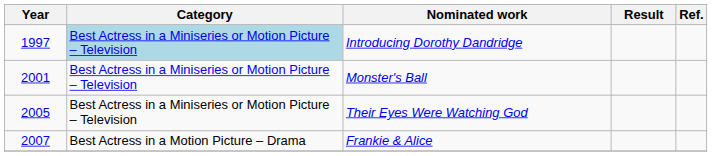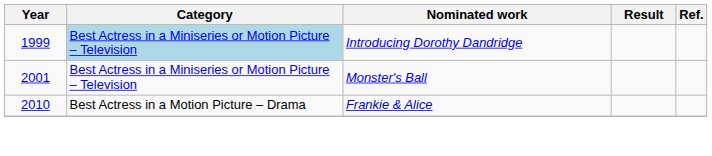(35, 42) 1997 -> (35, 42) 1999
- row: (437, 112)
(35, 140) 2007 -> (35, 105) 2010
